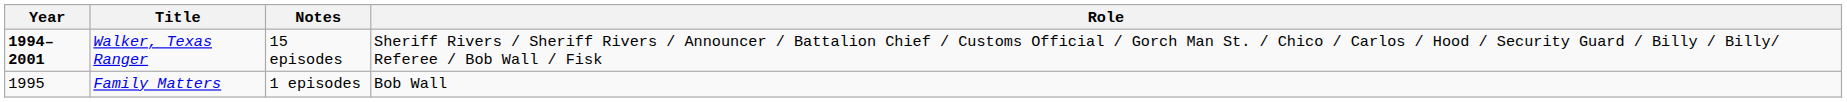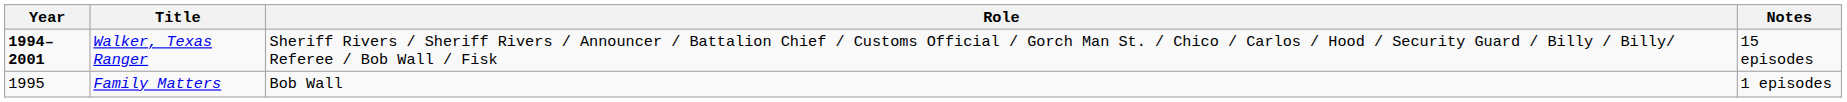columns swapped: (1106, 17) <-> (318, 17)
